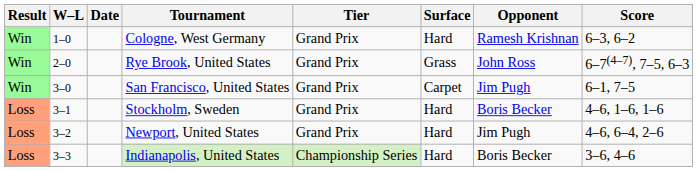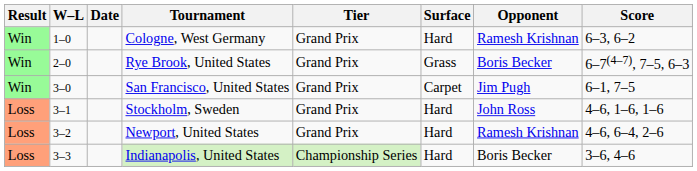(506, 62) John Ross -> (514, 62) Boris Becker
(514, 109) Boris Becker -> (506, 109) John Ross
(504, 132) Jim Pugh -> (528, 132) Ramesh Krishnan
